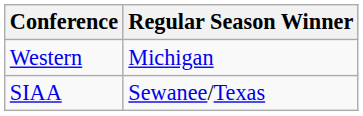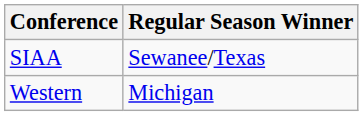rows swapped: (36, 92) <-> (46, 57)
